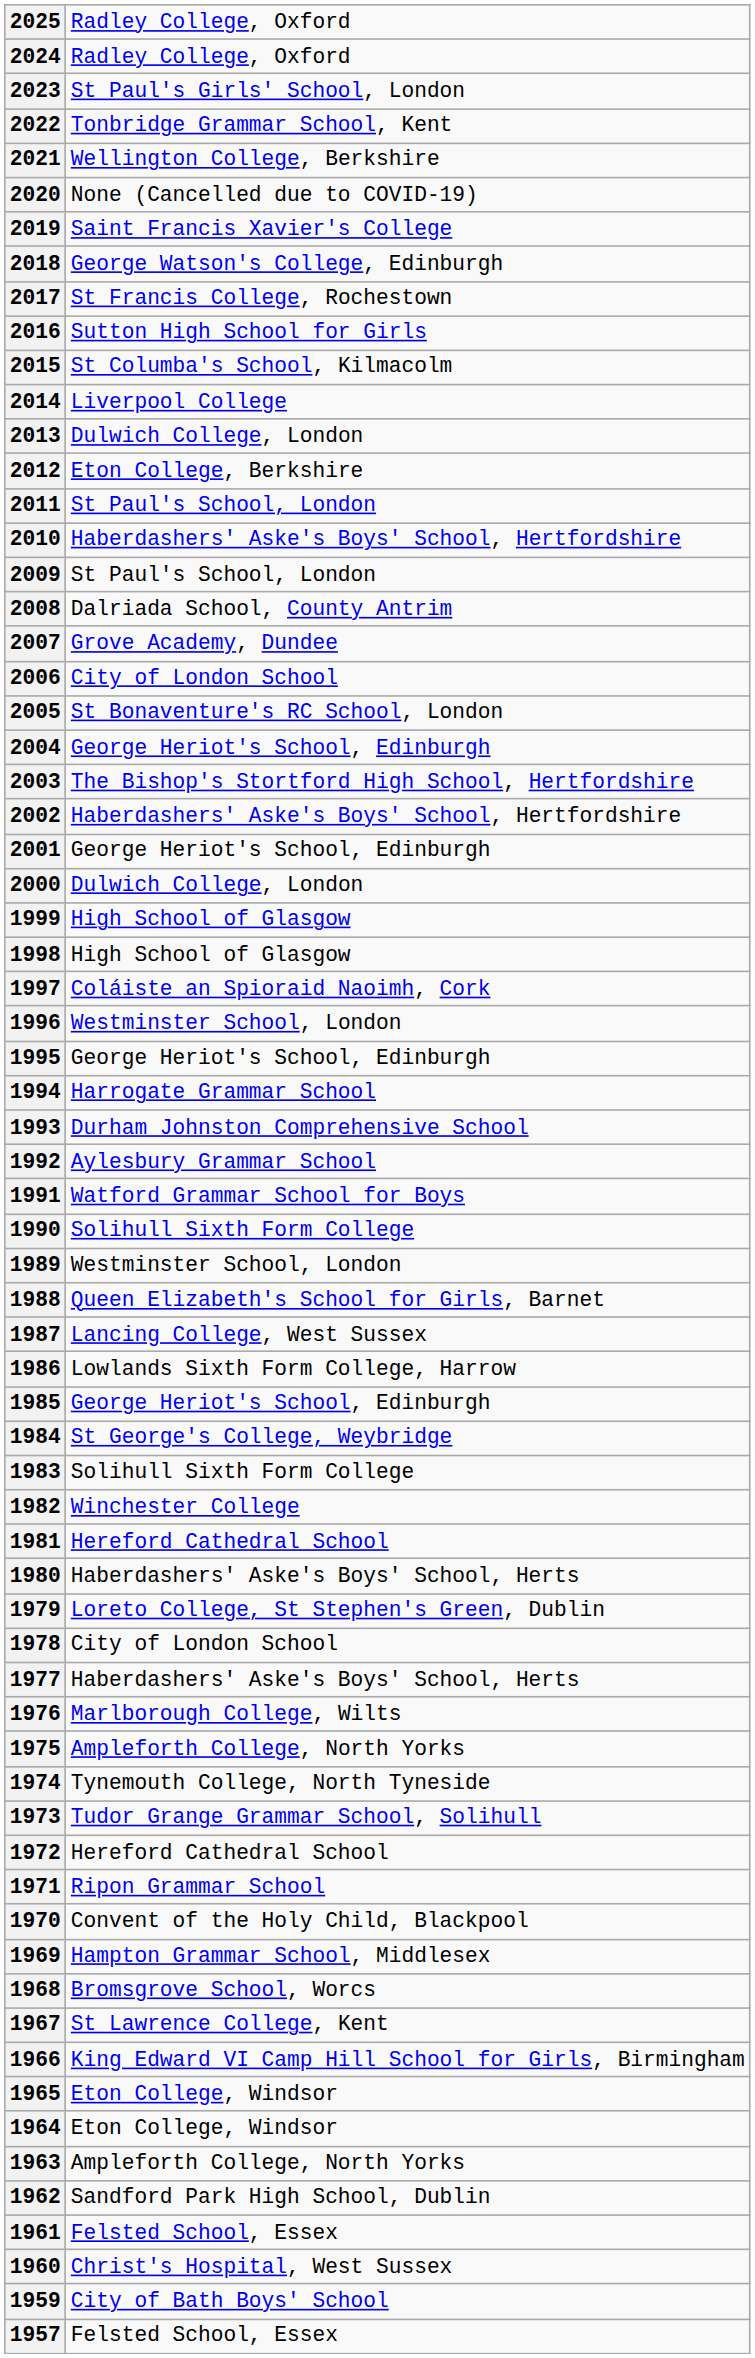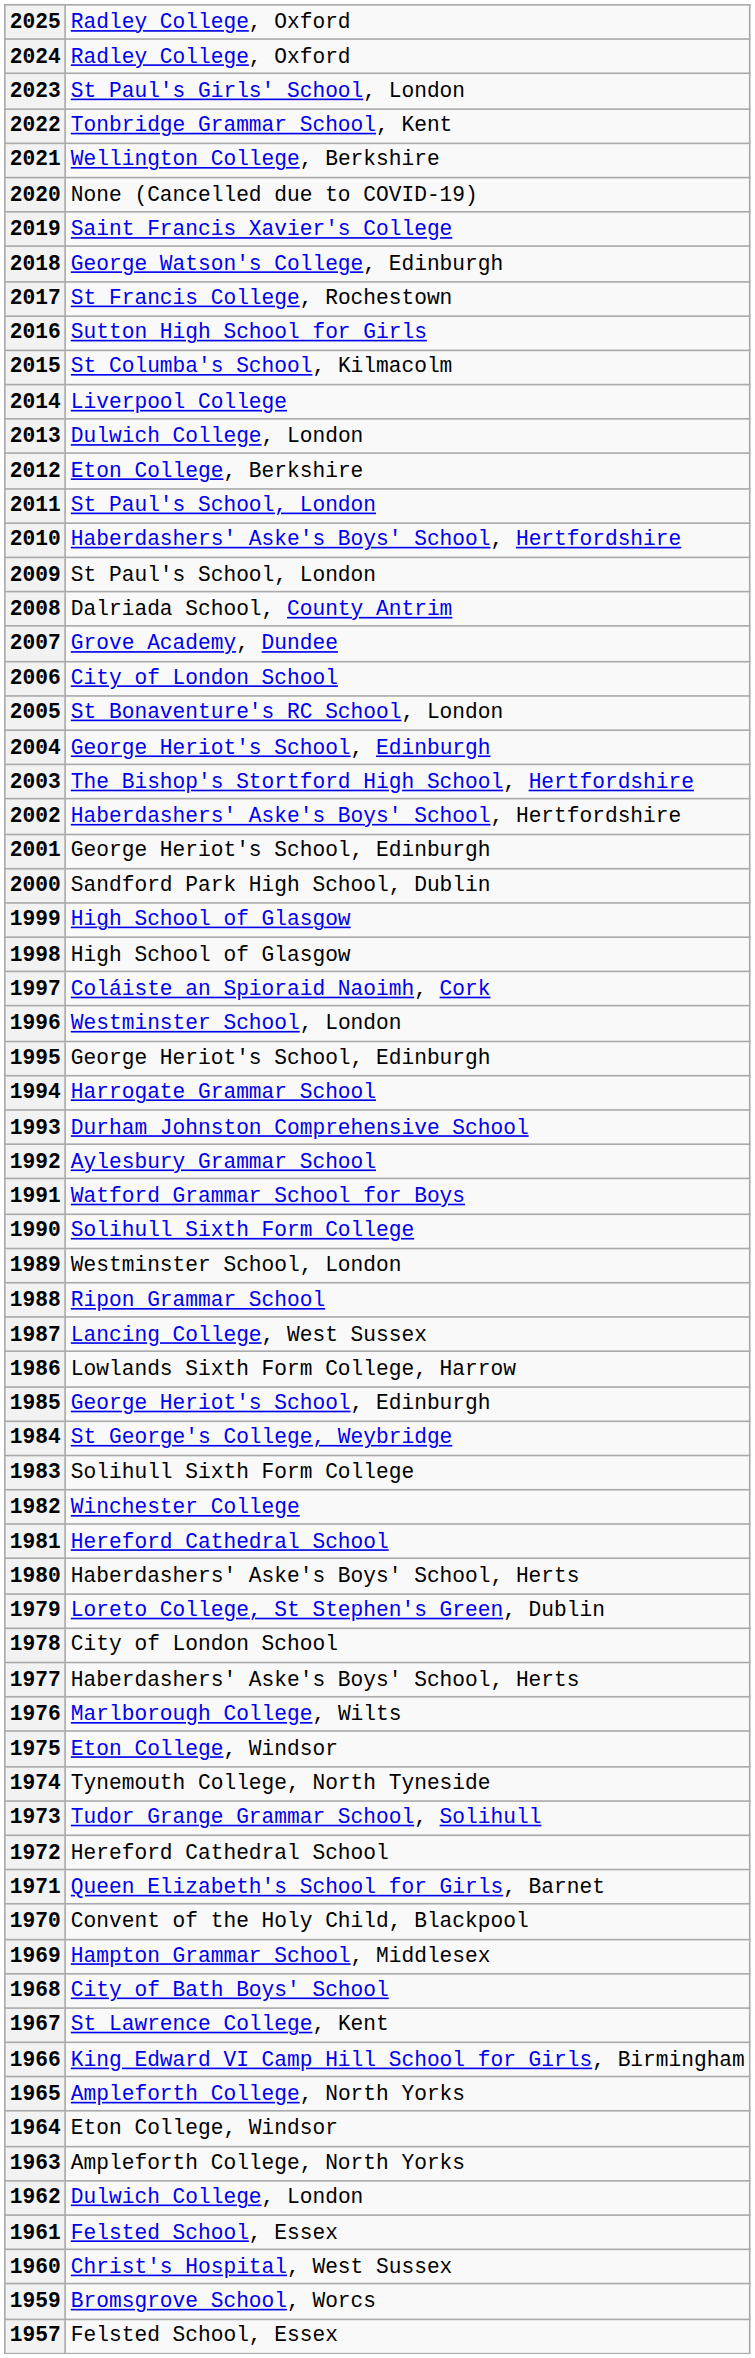(217, 885) Dulwich College, London -> (281, 885) Sandford Park High School, Dublin
(338, 1300) Queen Elizabeth's School for Girls, Barnet -> (198, 1300) Ripon Grammar School
(268, 1749) Ampleforth College, North Yorks -> (204, 1749) Eton College, Windsor
(198, 1887) Ripon Grammar School -> (338, 1887) Queen Elizabeth's School for Girls, Barnet
(223, 1991) Bromsgrove School, Worcs -> (230, 1991) City of Bath Boys' School
(204, 2094) Eton College, Windsor -> (268, 2094) Ampleforth College, North Yorks
(281, 2198) Sandford Park High School, Dublin -> (217, 2198) Dulwich College, London
(230, 2301) City of Bath Boys' School -> (223, 2301) Bromsgrove School, Worcs
